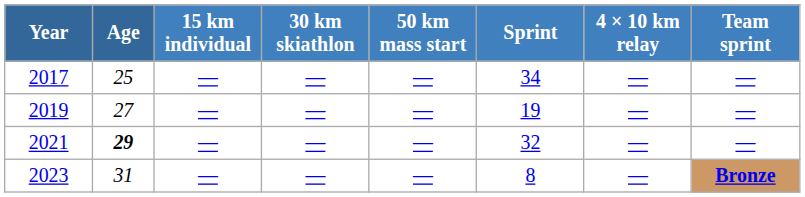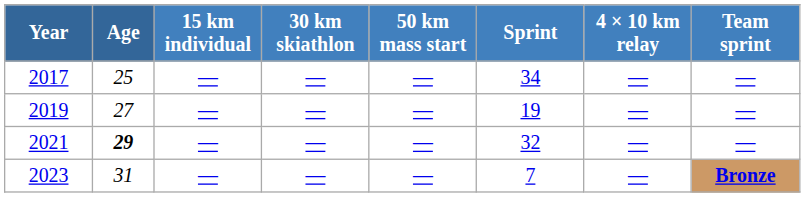(530, 176) 8 -> (530, 176) 7
